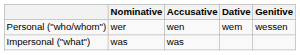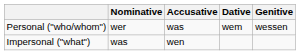(176, 27) wen -> (175, 27) was
(175, 42) was -> (176, 42) wen
